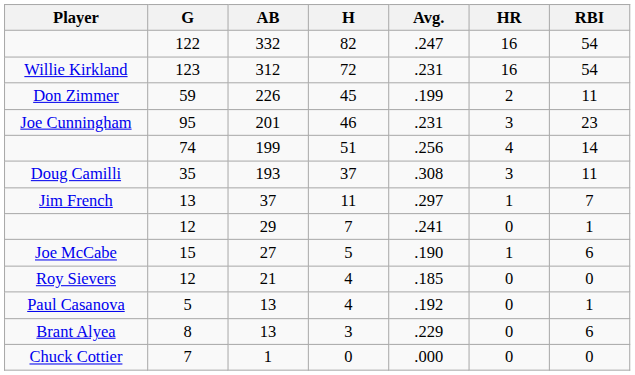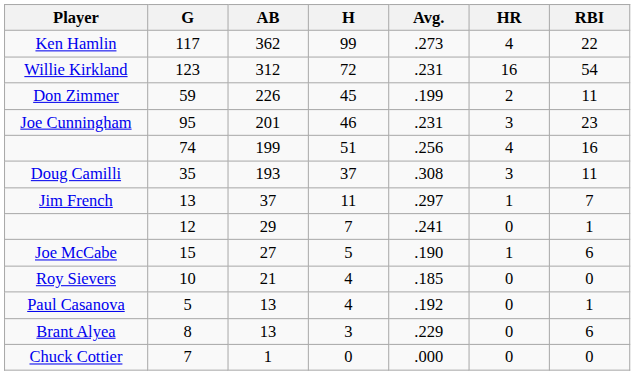+ row: (268, 43)
- row: (268, 43)
(589, 148) 14 -> (589, 148) 16
(188, 278) 12 -> (188, 278) 10
